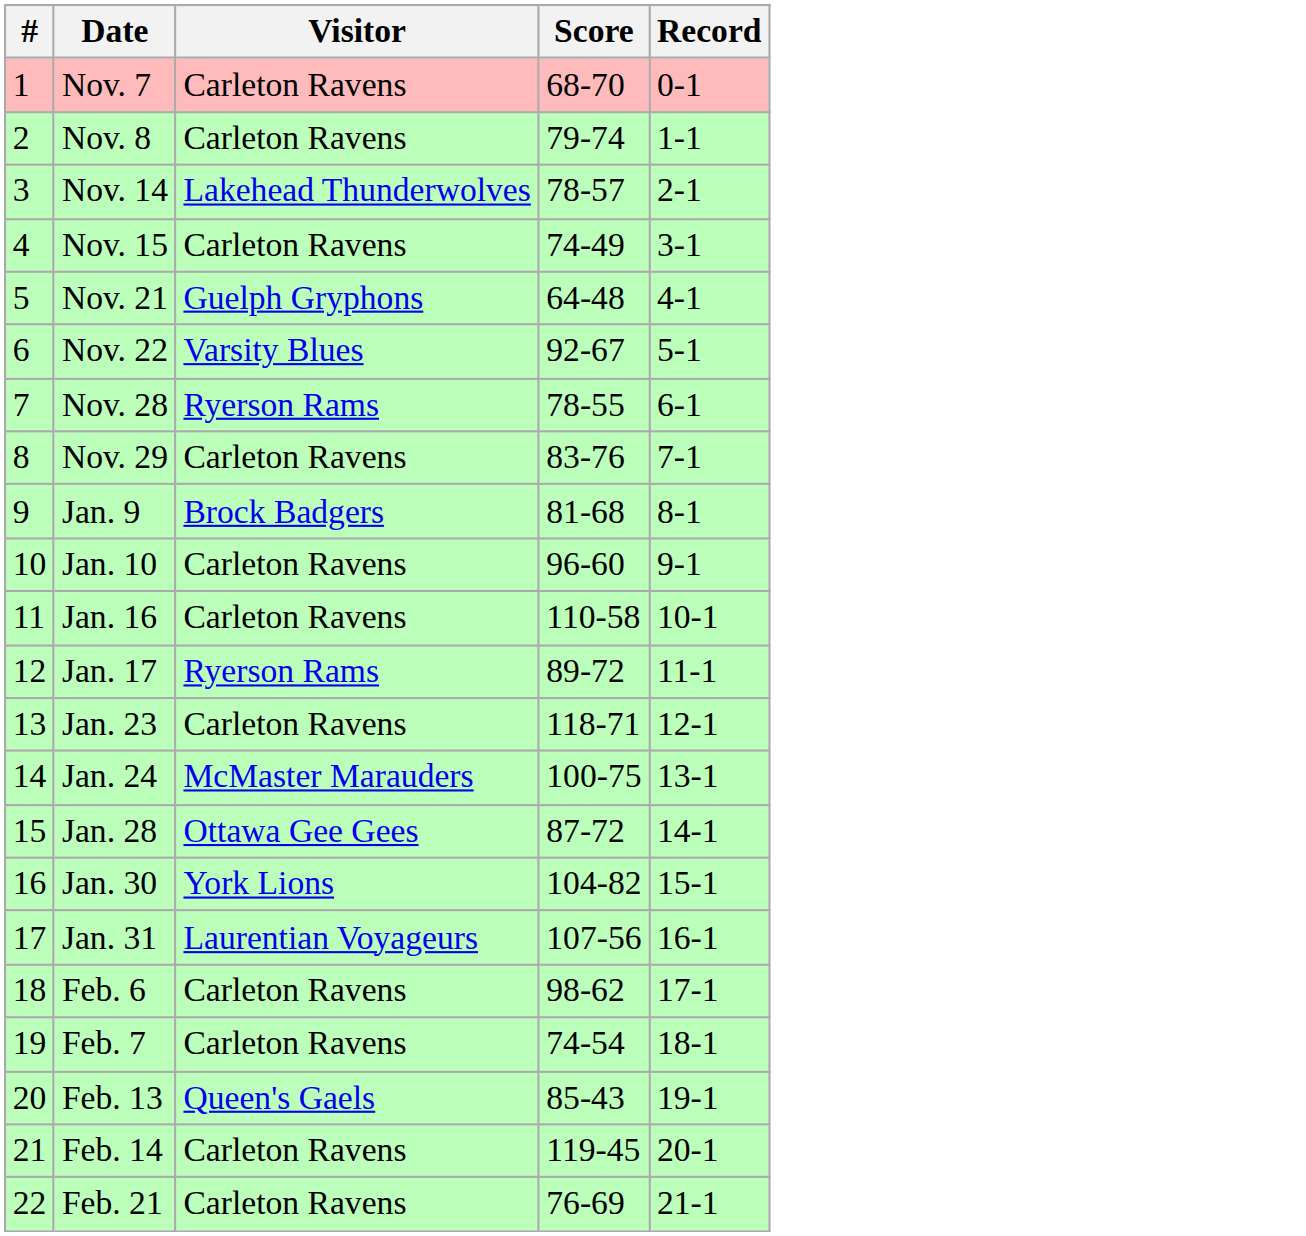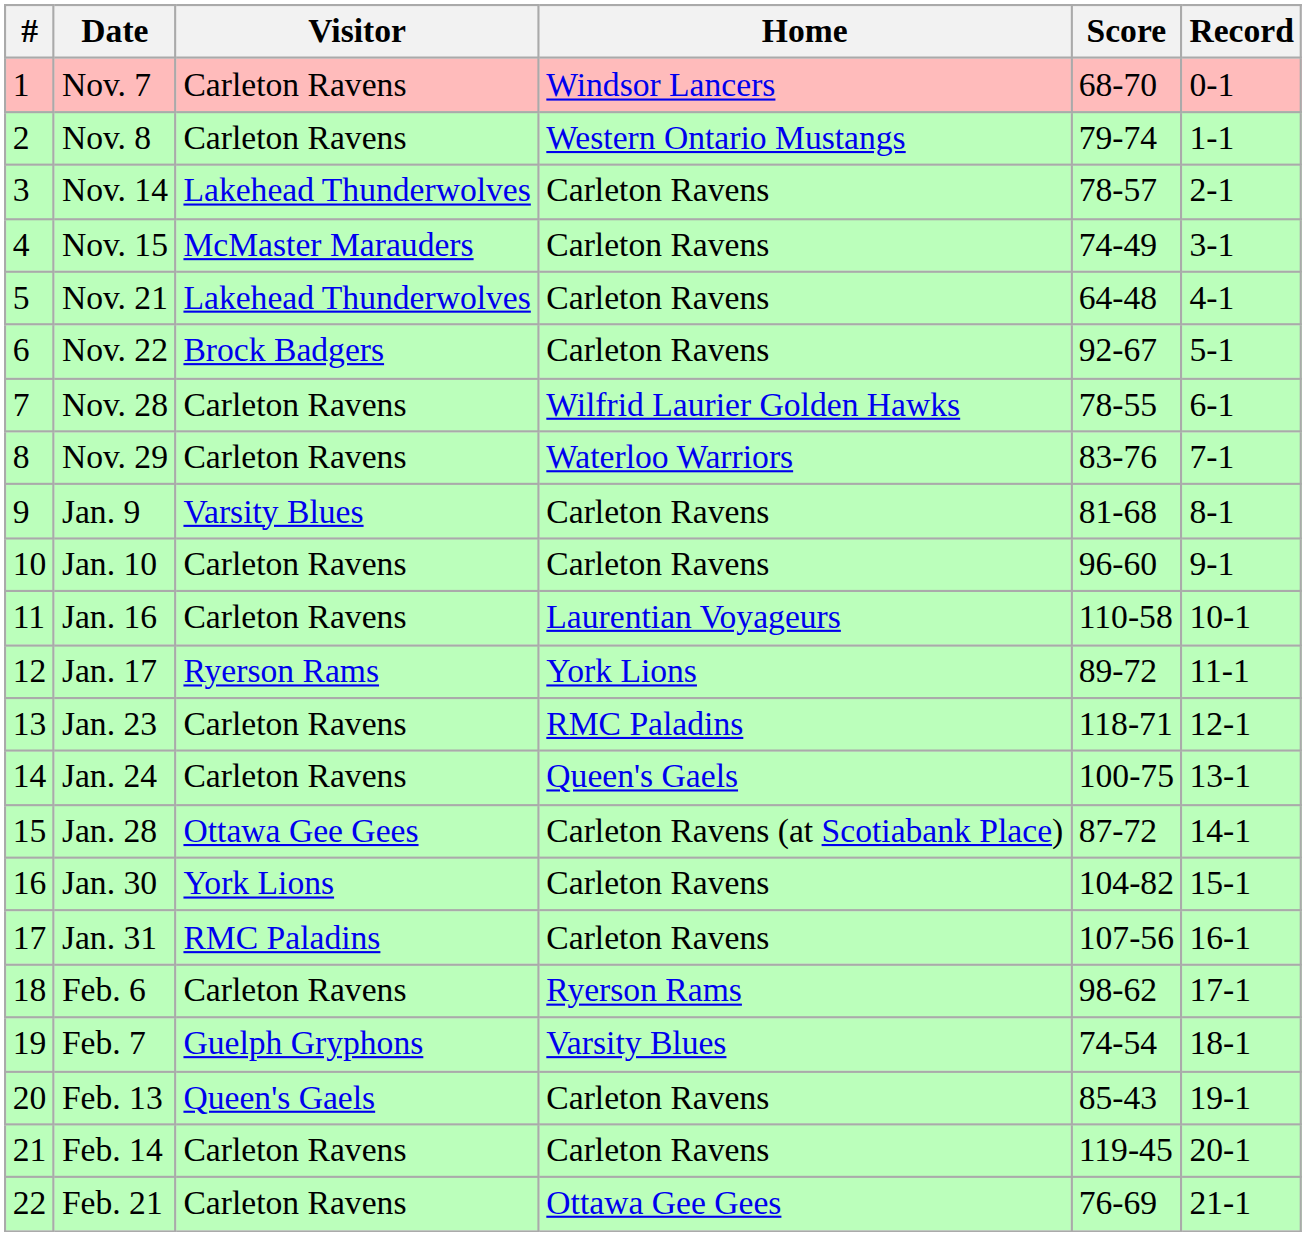+ column: (805, 31)
(295, 244) Carleton Ravens -> (329, 244) McMaster Marauders
(303, 297) Guelph Gryphons -> (357, 297) Lakehead Thunderwolves
(274, 350) Varsity Blues -> (284, 350) Brock Badgers
(281, 404) Ryerson Rams -> (295, 404) Carleton Ravens
(284, 510) Brock Badgers -> (274, 510) Varsity Blues
(329, 777) McMaster Marauders -> (295, 777) Carleton Ravens
(331, 937) Laurentian Voyageurs -> (282, 937) RMC Paladins
(295, 1043) Carleton Ravens -> (303, 1043) Guelph Gryphons
